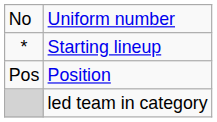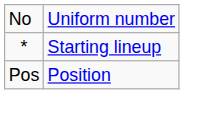- row: (128, 103)
